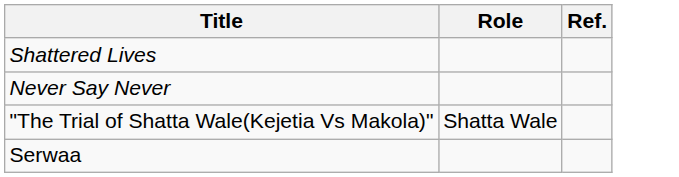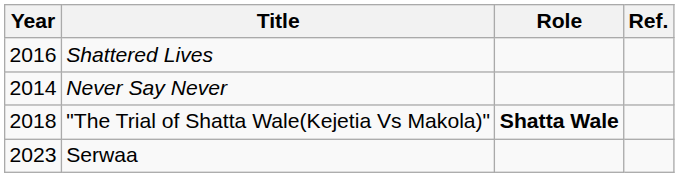+ column: (33, 21)
(500, 121) normal -> (559, 121) bold
